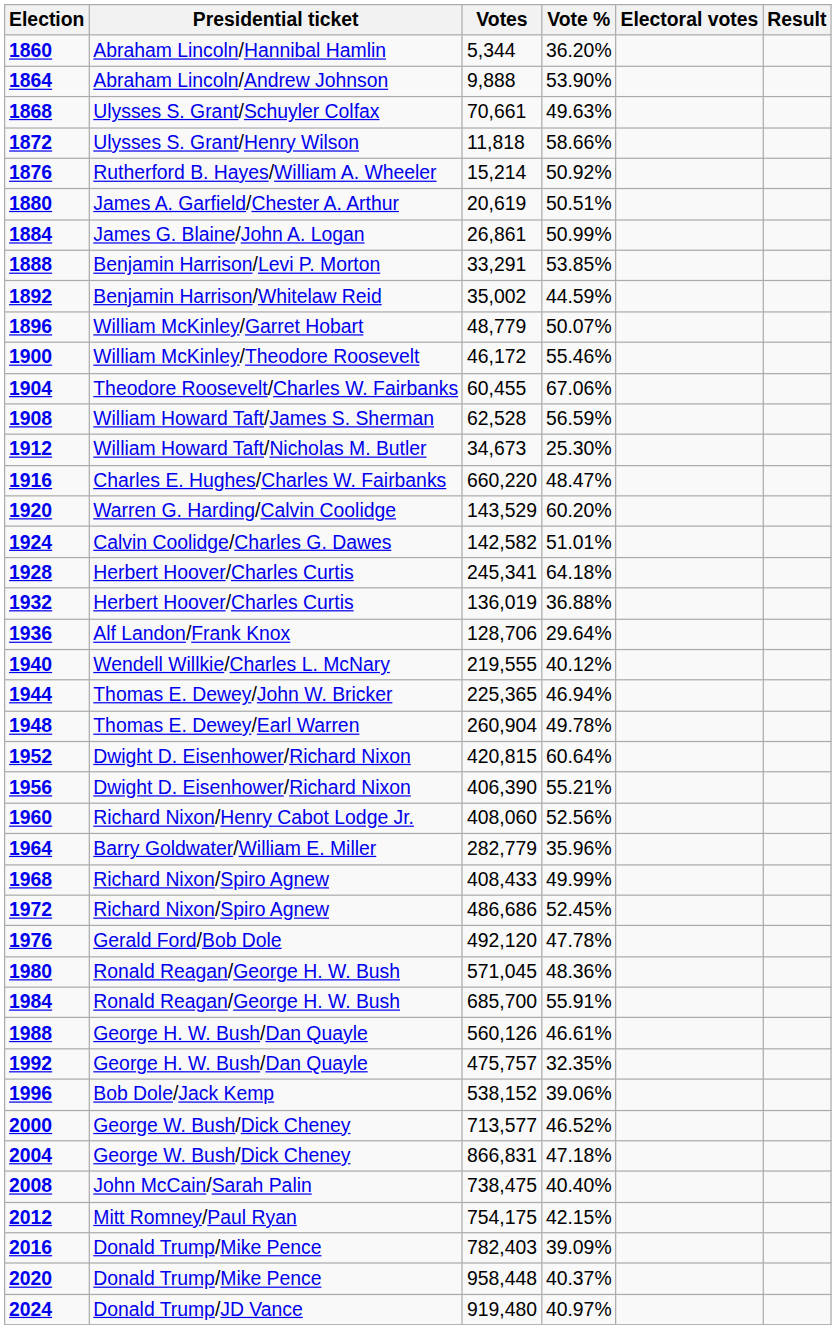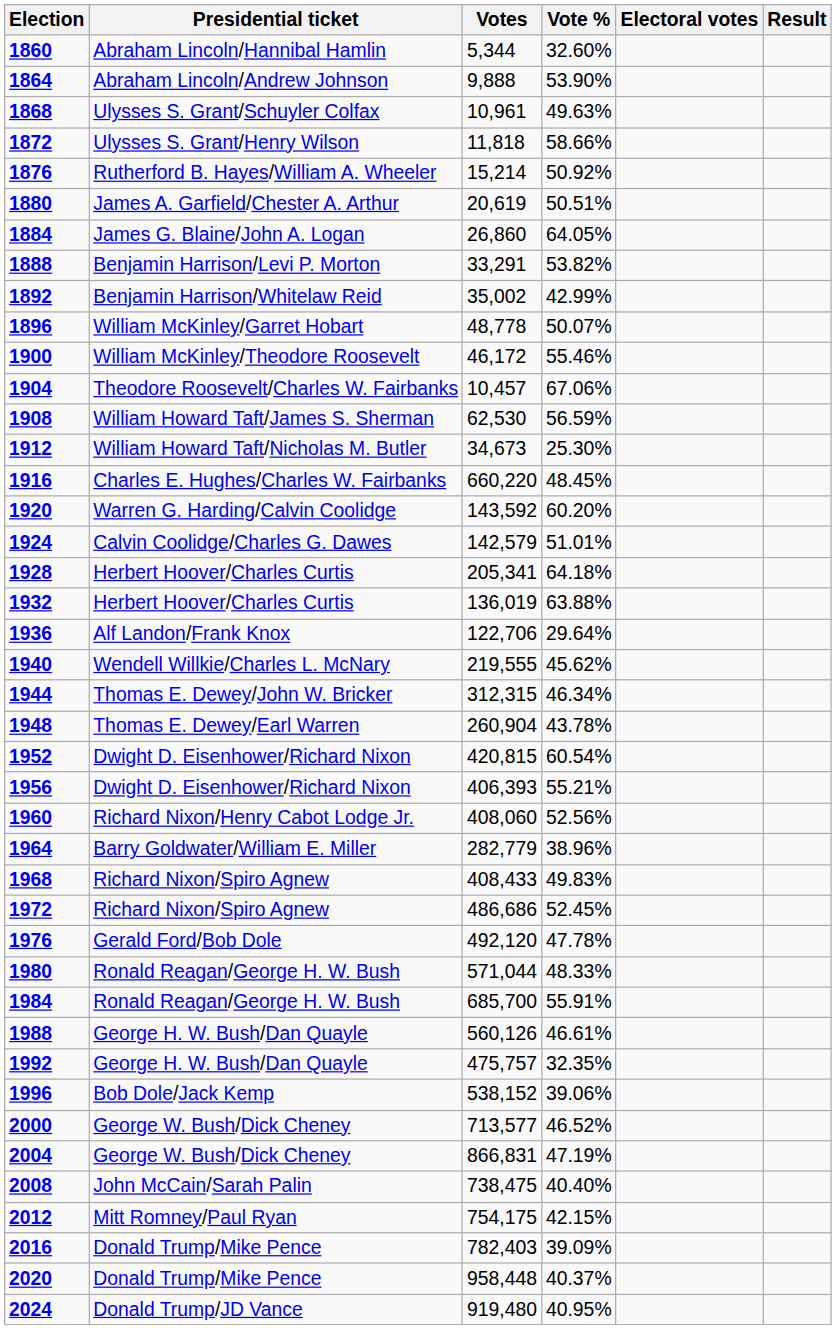(579, 50) 36.20% -> (579, 50) 32.60%
(497, 111) 70,661 -> (497, 111) 10,961
(497, 234) 26,861 -> (497, 234) 26,860
(579, 234) 50.99% -> (579, 234) 64.05%
(579, 265) 53.85% -> (579, 265) 53.82%
(579, 296) 44.59% -> (579, 296) 42.99%
(497, 326) 48,779 -> (497, 326) 48,778
(497, 388) 60,455 -> (497, 388) 10,457
(497, 419) 62,528 -> (497, 419) 62,530
(579, 480) 48.47% -> (579, 480) 48.45%
(502, 511) 143,529 -> (502, 511) 143,592
(502, 541) 142,582 -> (502, 541) 142,579
(502, 572) 245,341 -> (502, 572) 205,341
(579, 603) 36.88% -> (579, 603) 63.88%
(502, 633) 128,706 -> (502, 633) 122,706
(579, 664) 40.12% -> (579, 664) 45.62%
(502, 695) 225,365 -> (502, 695) 312,315
(579, 695) 46.94% -> (579, 695) 46.34%
(579, 726) 49.78% -> (579, 726) 43.78%
(579, 756) 60.64% -> (579, 756) 60.54%
(502, 787) 406,390 -> (502, 787) 406,393
(579, 848) 35.96% -> (579, 848) 38.96%
(579, 879) 49.99% -> (579, 879) 49.83%
(502, 971) 571,045 -> (502, 971) 571,044
(579, 971) 48.36% -> (579, 971) 48.33%
(579, 1155) 47.18% -> (579, 1155) 47.19%
(579, 1309) 40.97% -> (579, 1309) 40.95%
